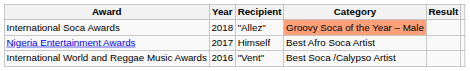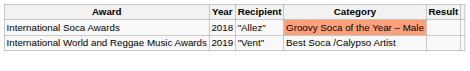- row: (71, 43)
(222, 58) 2016 -> (222, 43) 2019
